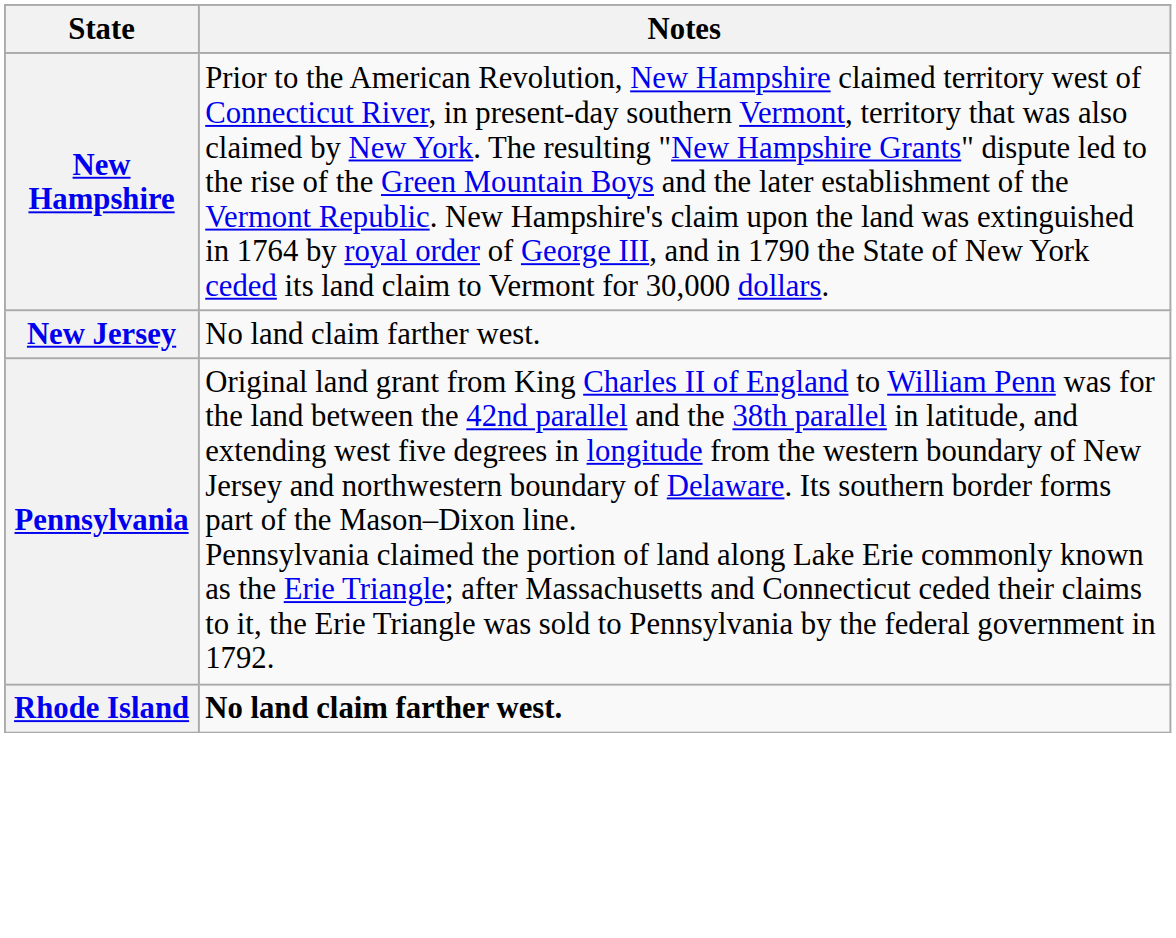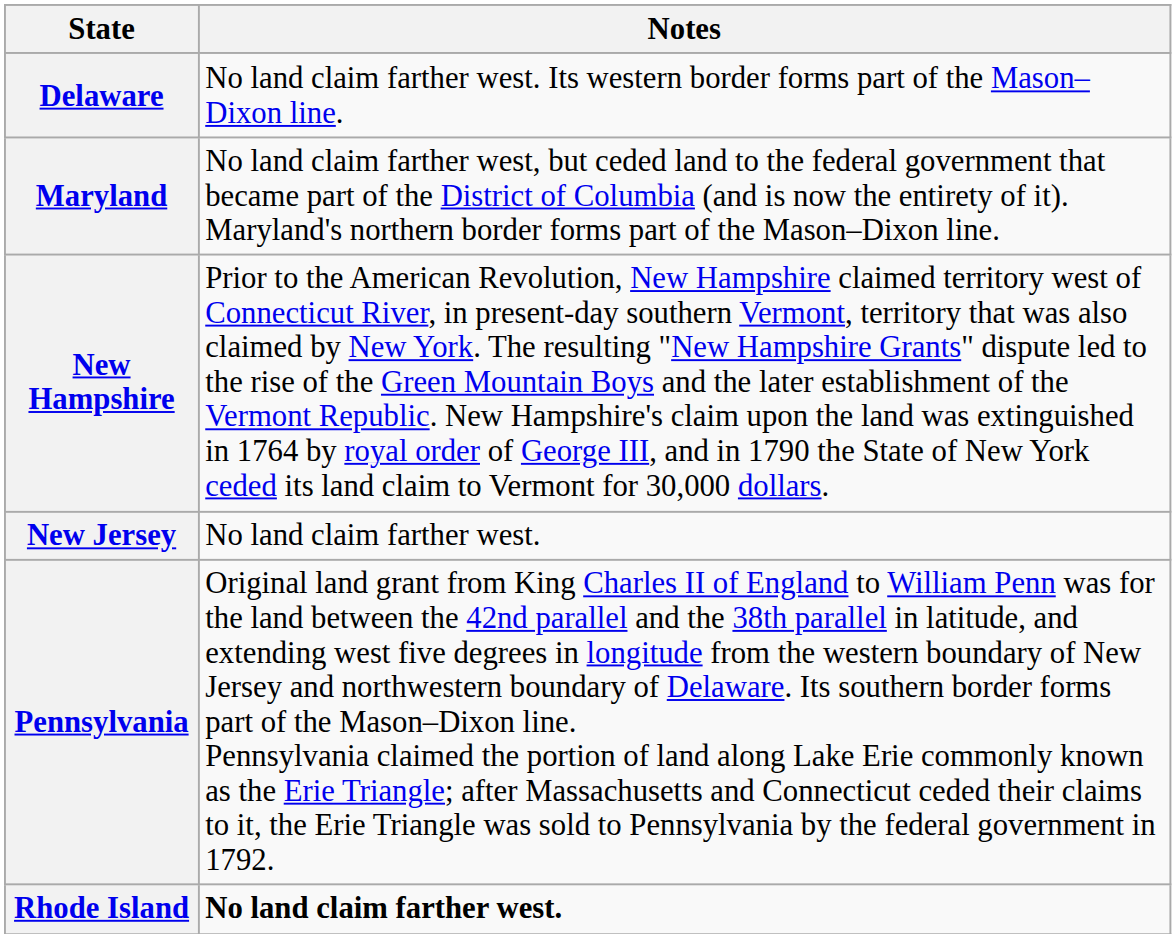+ row: (102, 94)
+ row: (102, 195)
